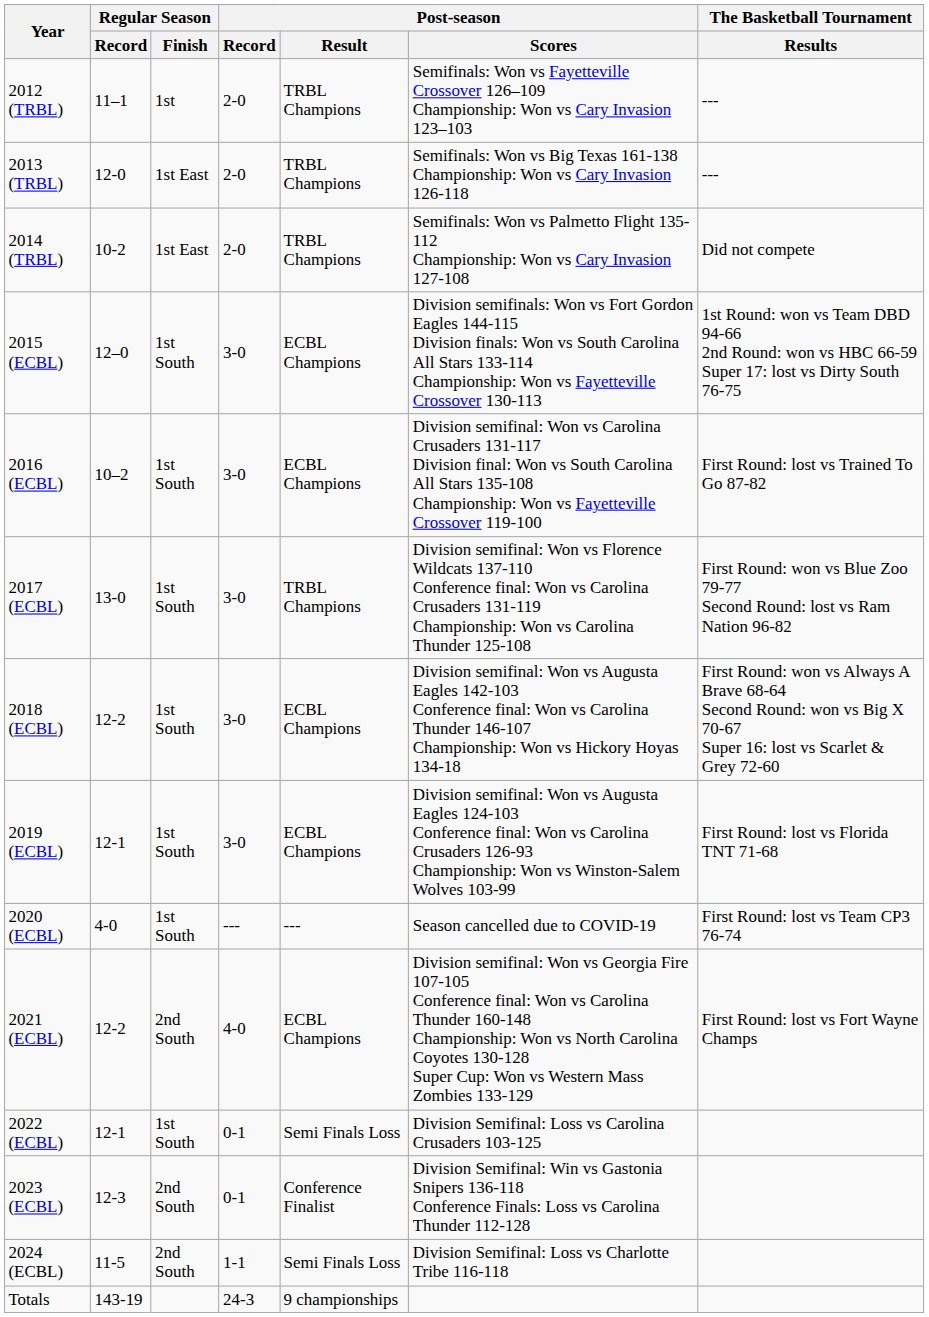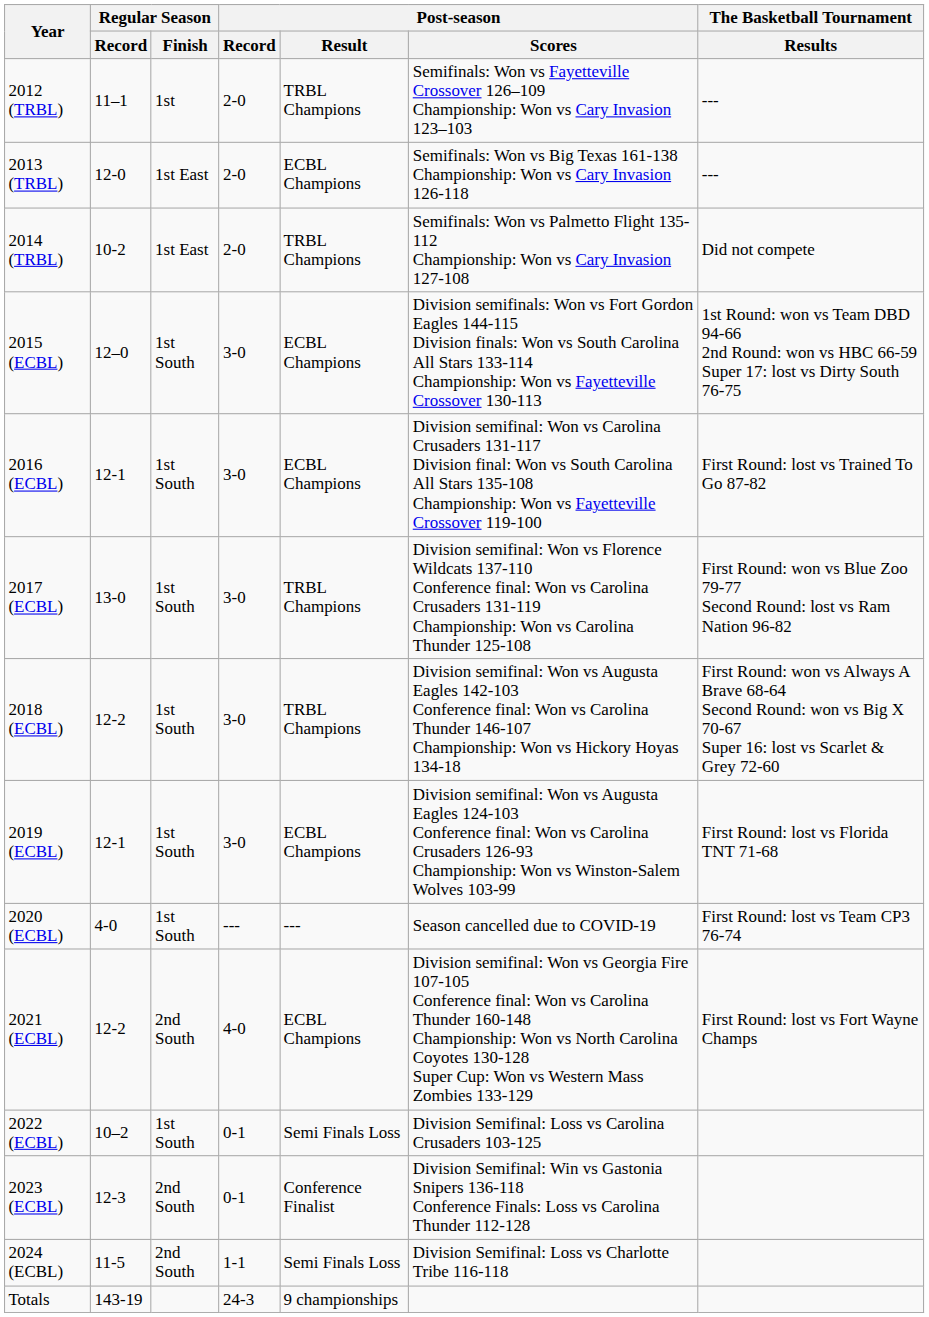(322, 174) TRBL Champions -> (322, 174) ECBL Champions
(112, 475) 10–2 -> (110, 475) 12-1
(322, 719) ECBL Champions -> (322, 719) TRBL Champions
(110, 1132) 12-1 -> (112, 1132) 10–2
